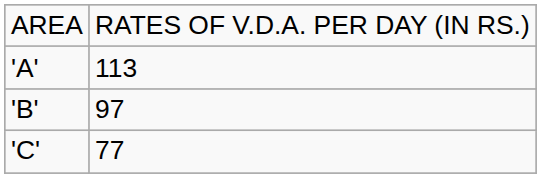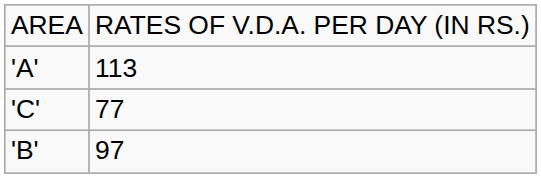rows swapped: (25, 109) <-> (25, 151)
